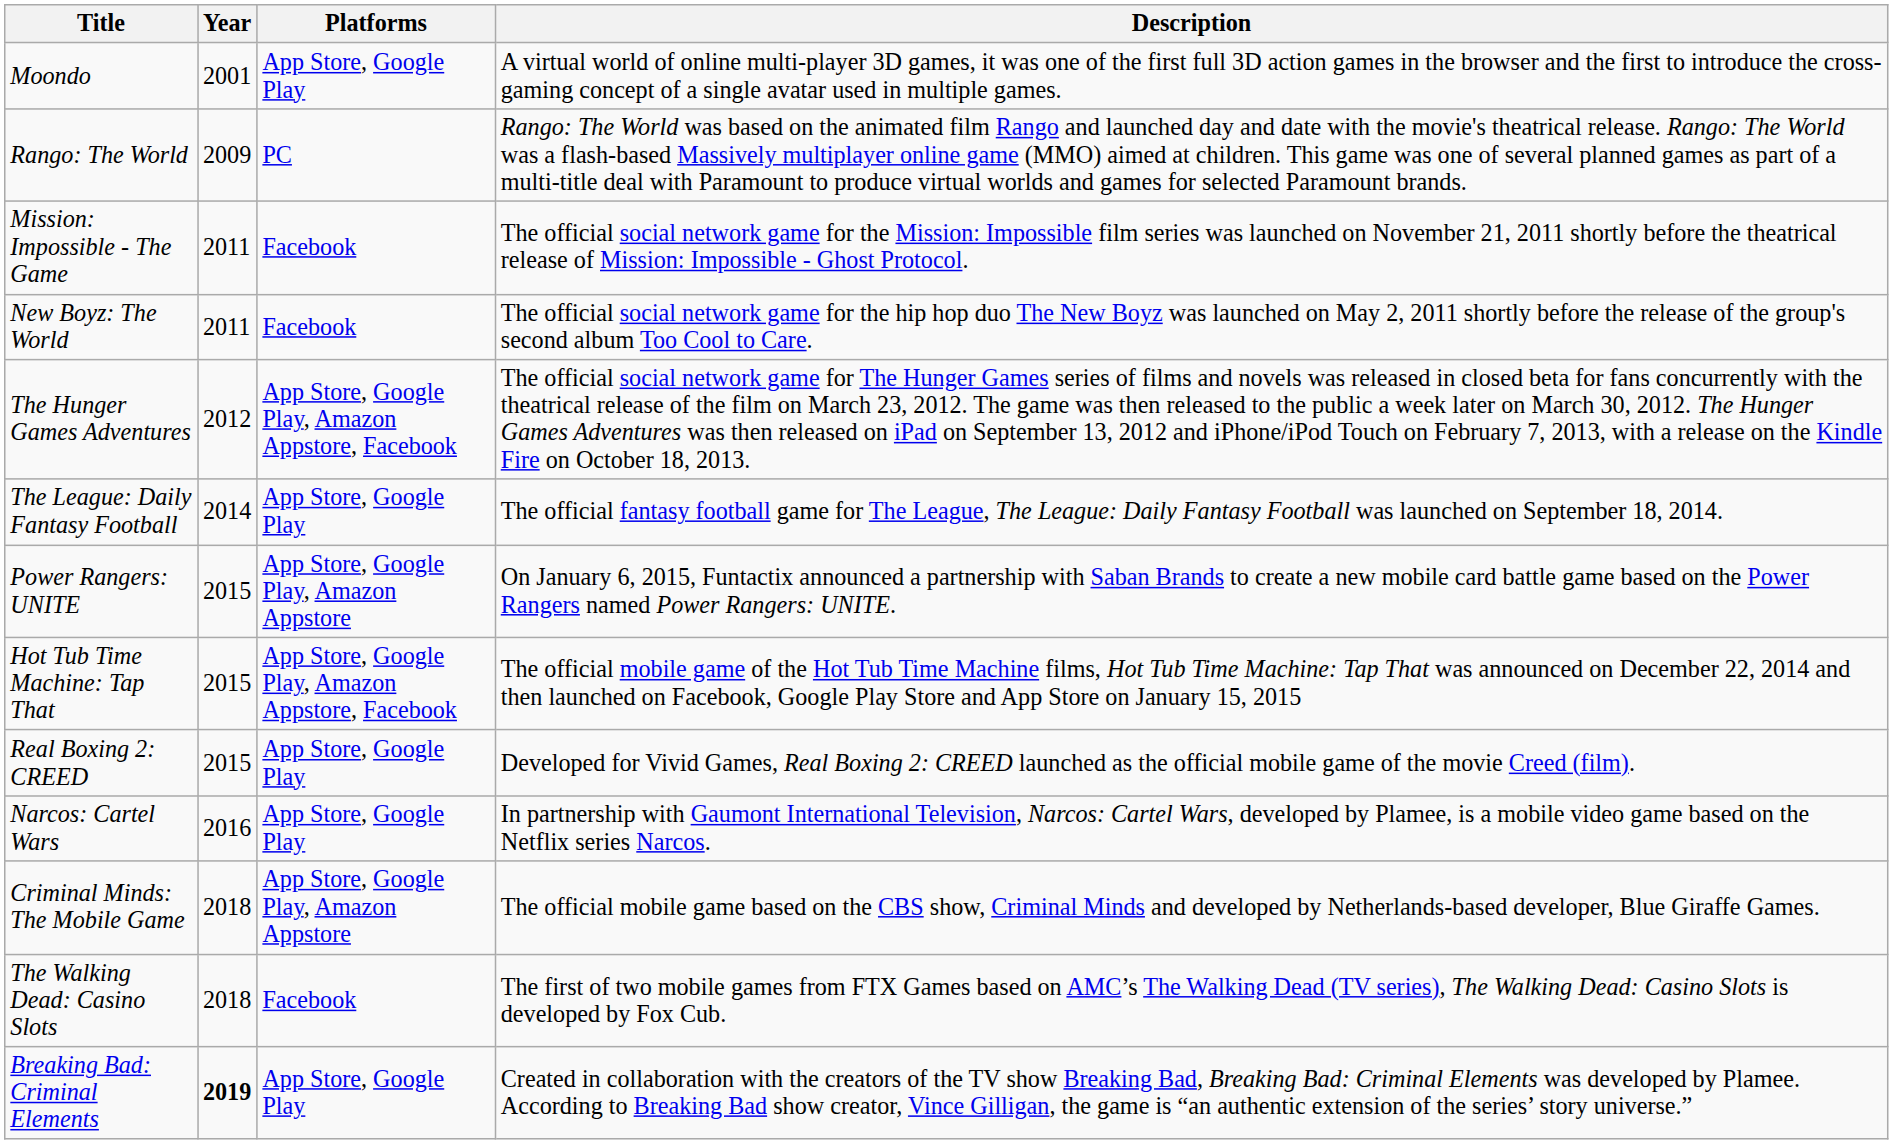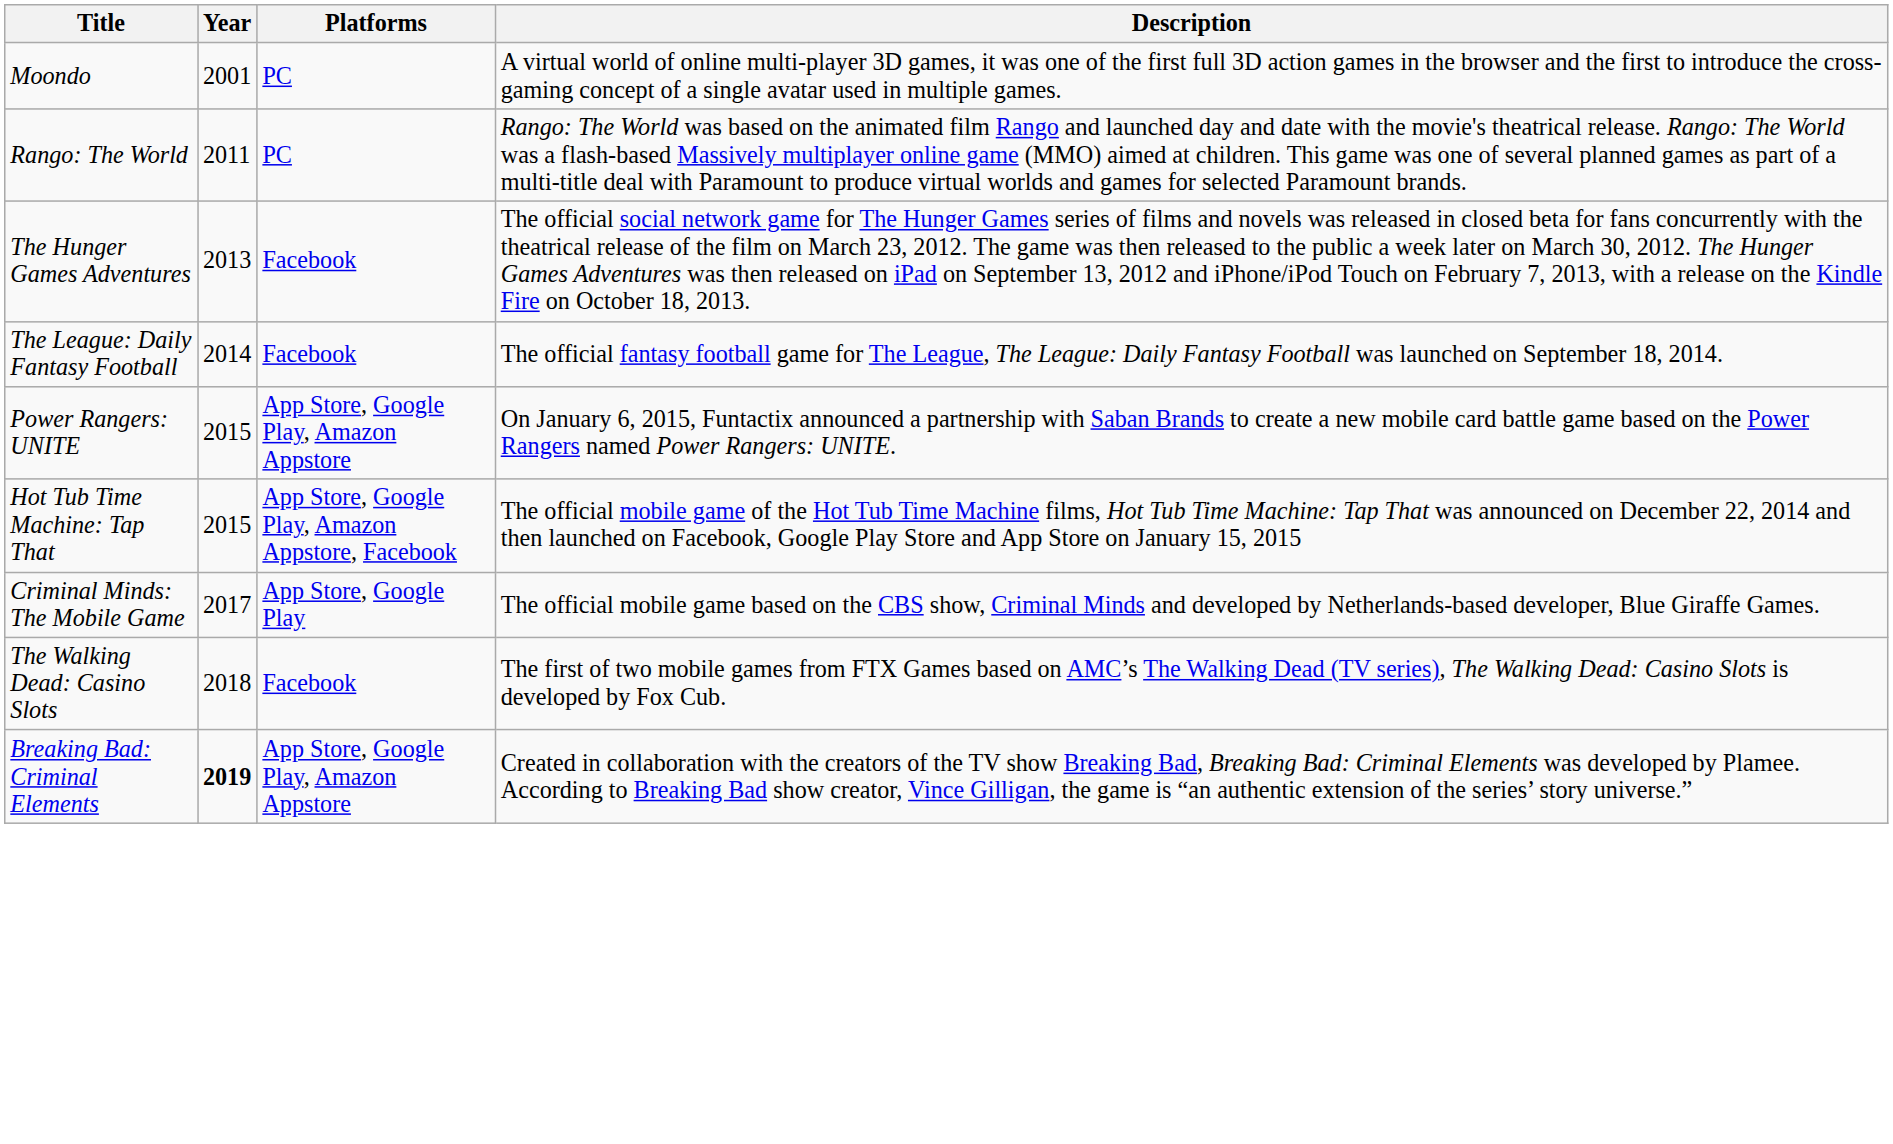(353, 75) App Store, Google Play -> (277, 75) PC
(227, 154) 2009 -> (227, 154) 2011
- row: (91, 247)
- row: (83, 326)
(227, 419) 2012 -> (227, 260) 2013
(360, 419) App Store, Google Play, Amazon Appstore, Facebook -> (309, 260) Facebook
(353, 511) App Store, Google Play -> (309, 353) Facebook
- row: (83, 762)
- row: (83, 828)
(227, 907) 2018 -> (227, 604) 2017
(353, 907) App Store, Google Play, Amazon Appstore -> (353, 604) App Store, Google Play
(353, 1092) App Store, Google Play -> (353, 776) App Store, Google Play, Amazon Appstore
